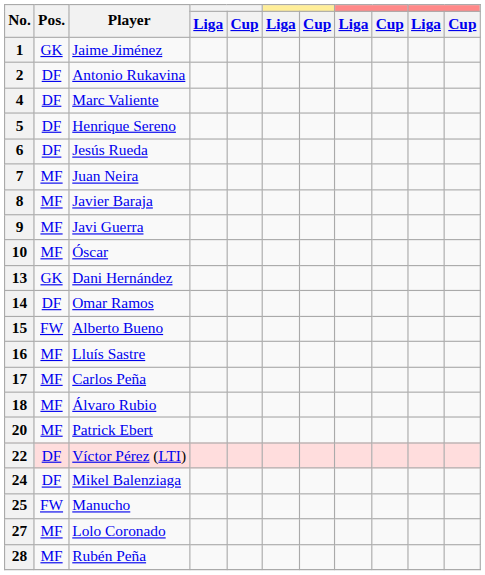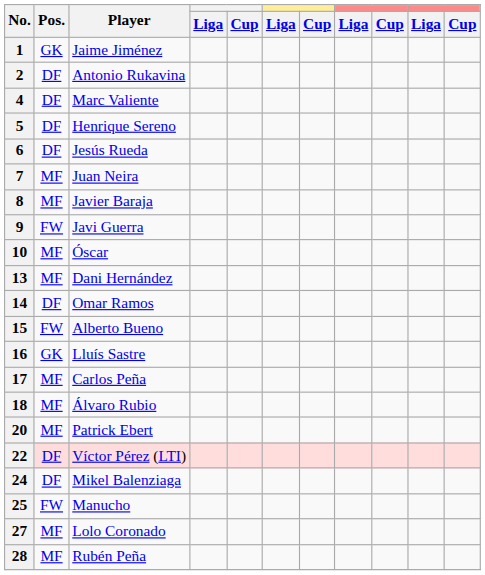(52, 226) MF -> (52, 226) FW
(52, 277) GK -> (52, 277) MF
(52, 353) MF -> (52, 353) GK
